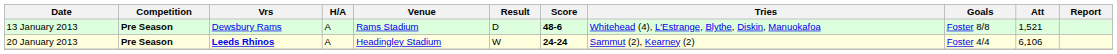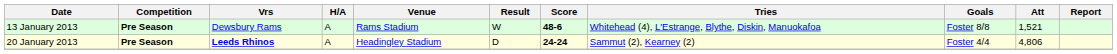(495, 26) D -> (497, 26) W
(497, 41) W -> (495, 41) D
(1030, 41) 6,106 -> (1030, 41) 4,806
